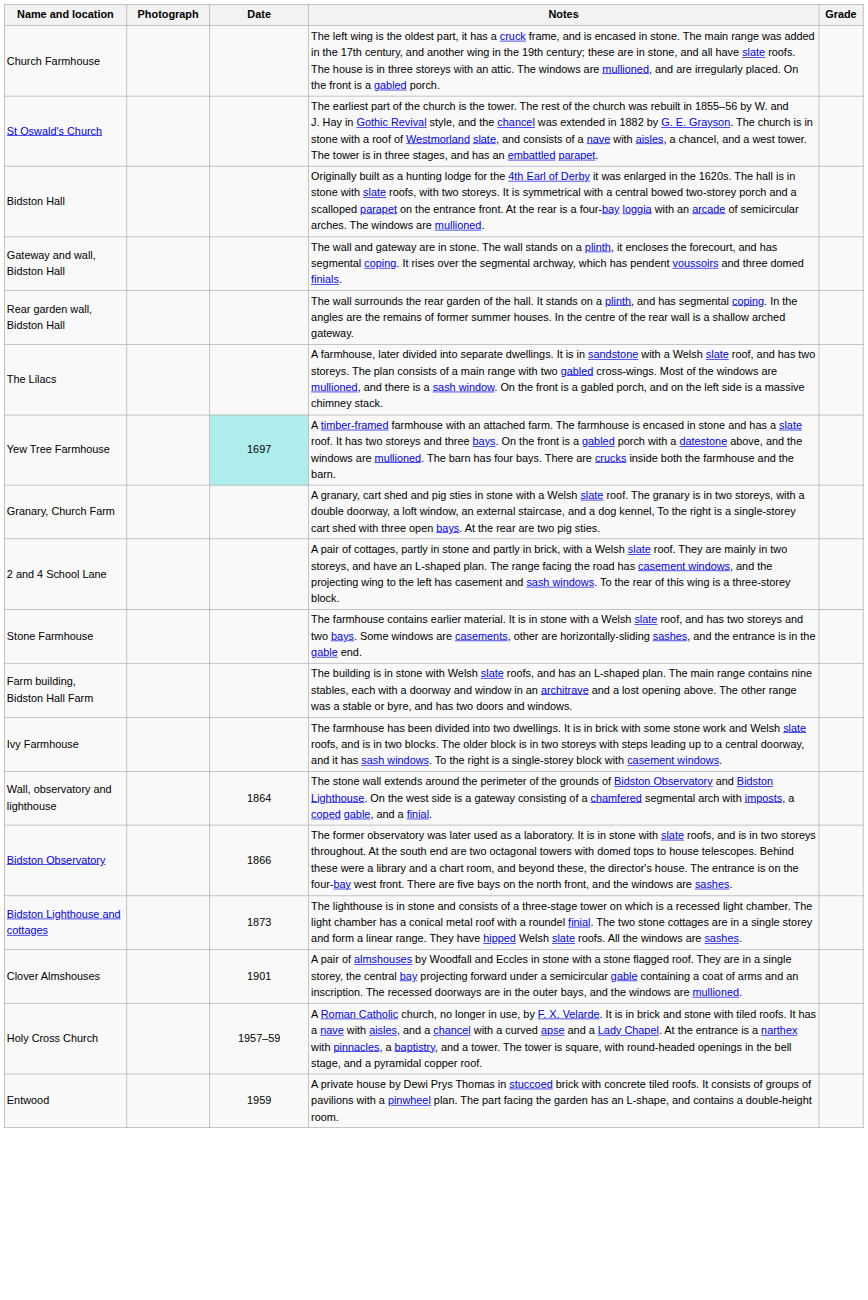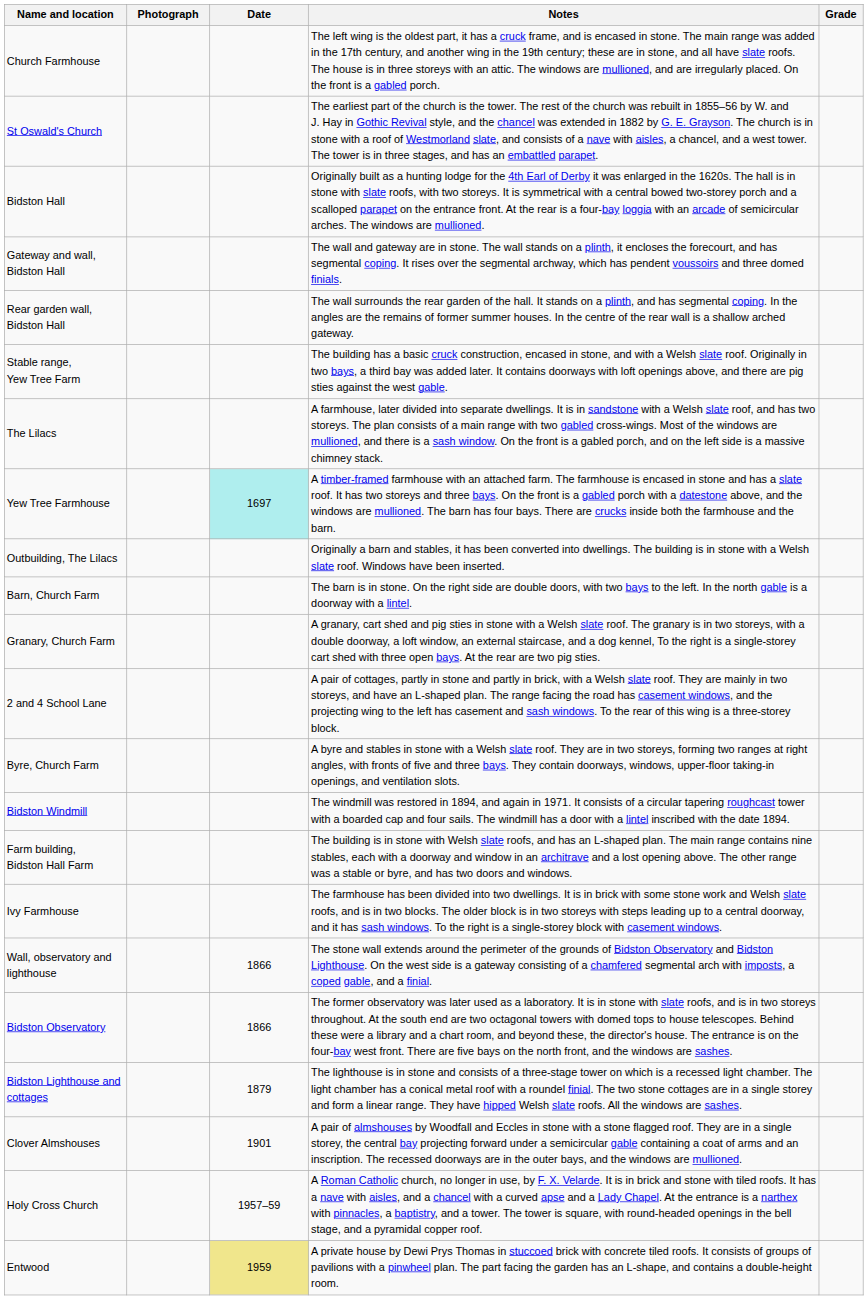+ row: (44, 371)
+ row: (62, 558)
+ row: (53, 595)
+ row: (53, 765)
- row: (50, 636)
+ row: (47, 811)
(259, 798) 1864 -> (259, 965) 1866
(259, 922) 1873 -> (259, 1089) 1879
(259, 1100) no background -> (259, 1267) khaki background
